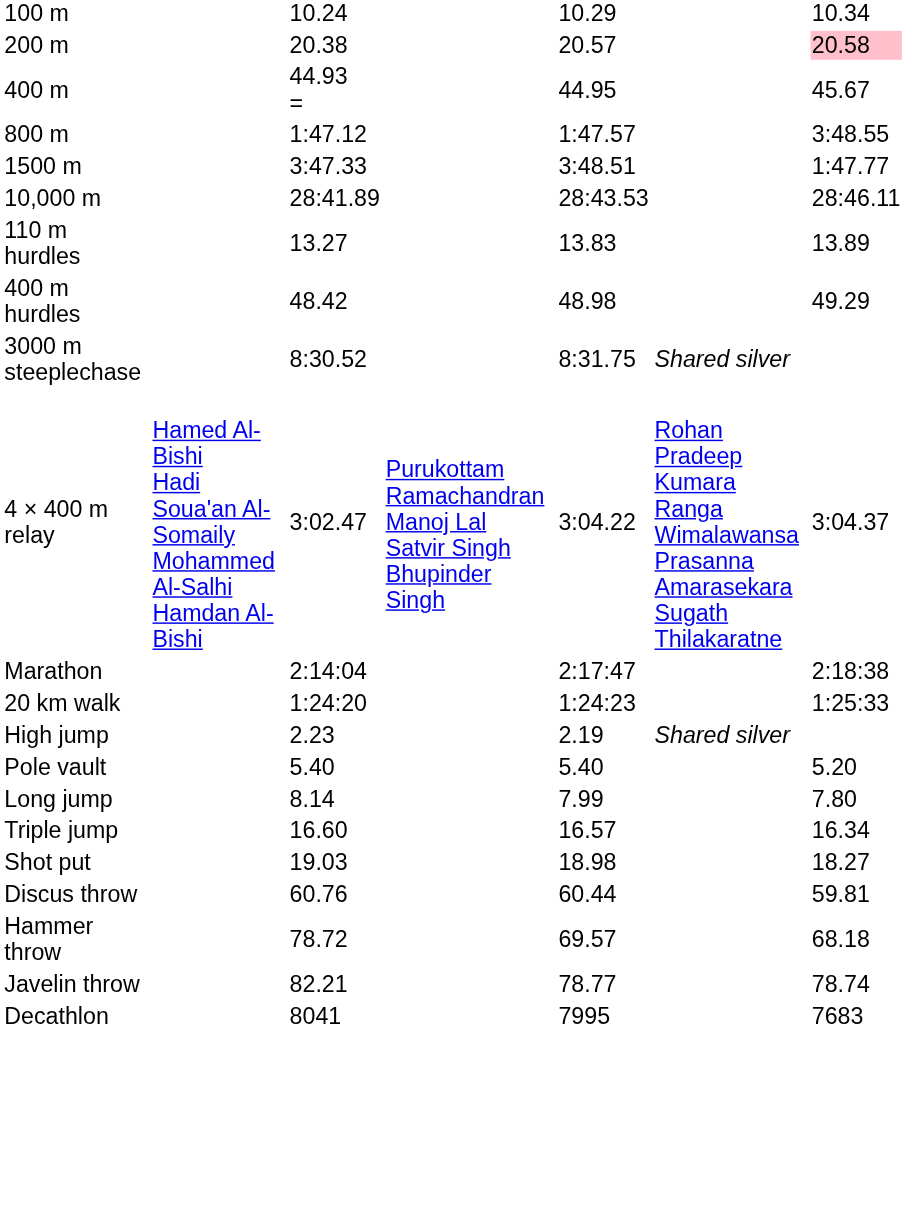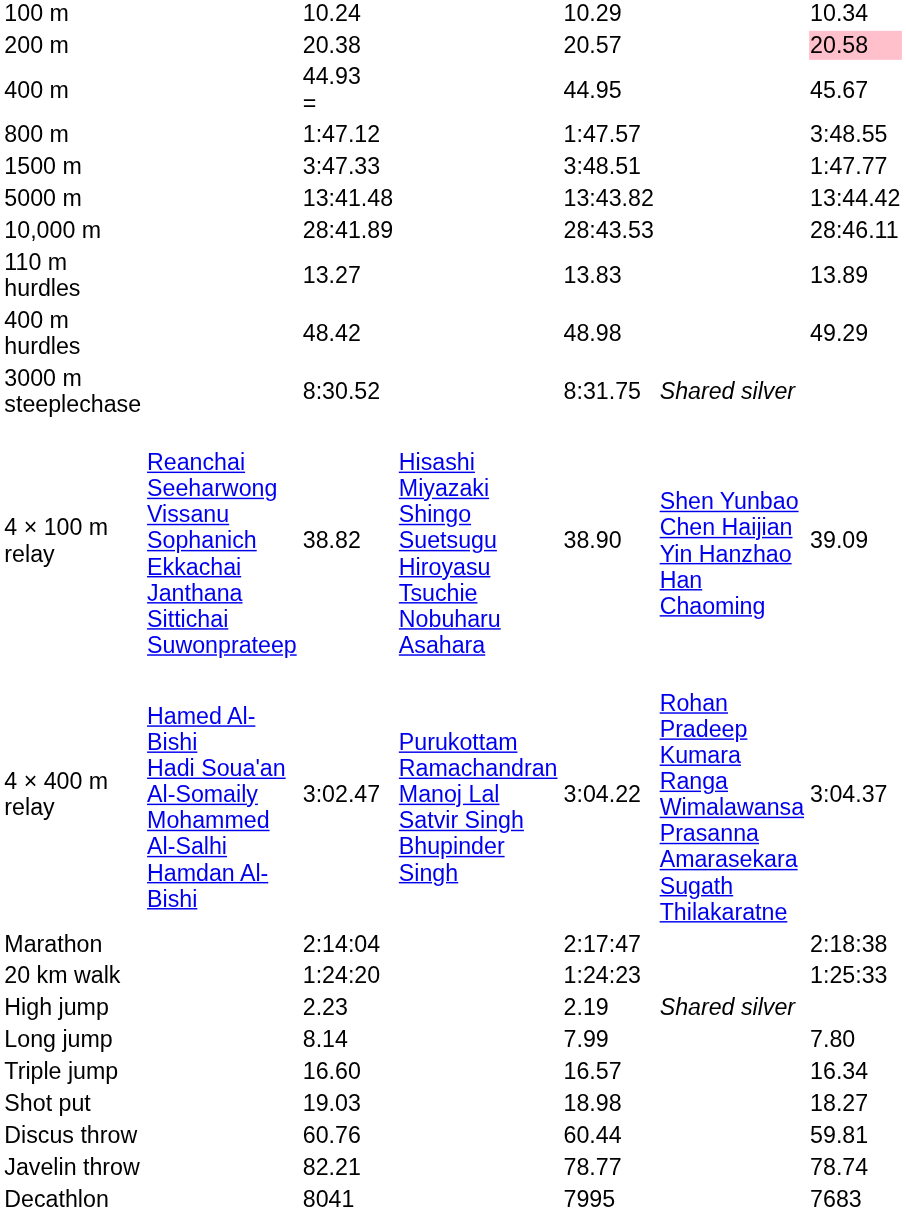+ row: (43, 198)
+ row: (56, 540)
- row: (55, 767)
- row: (49, 939)
